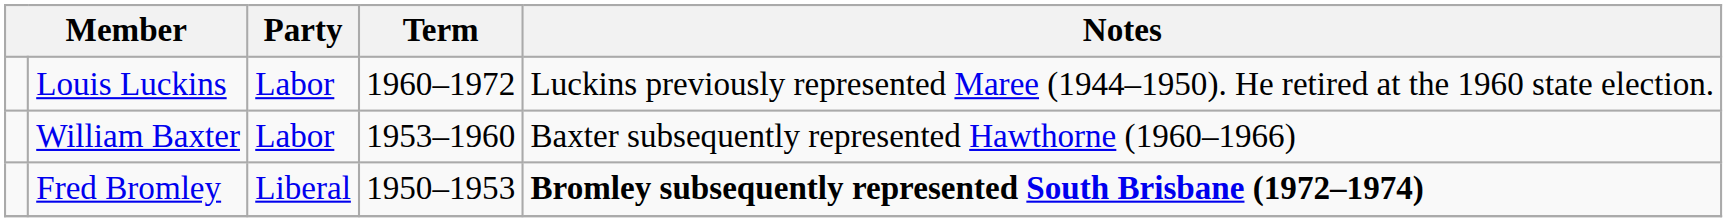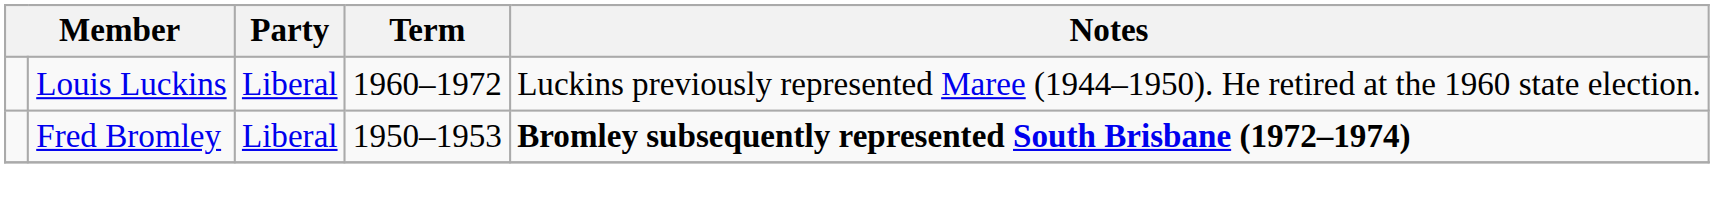(295, 83) Labor -> (290, 83) Liberal
- row: (138, 135)
